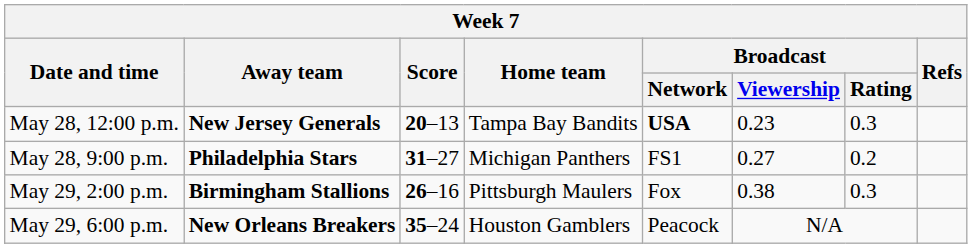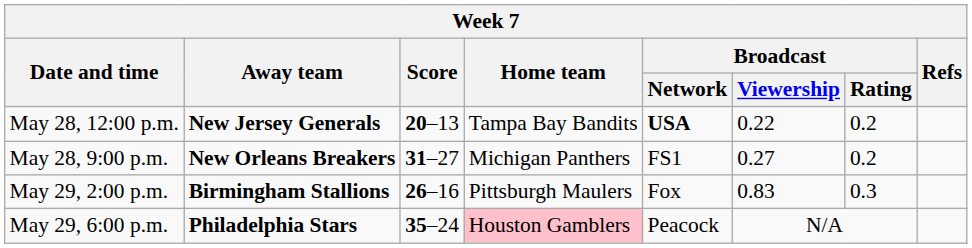(756, 123) 0.23 -> (756, 123) 0.22
(863, 123) 0.3 -> (863, 123) 0.2
(273, 157) Philadelphia Stars -> (292, 157) New Orleans Breakers
(756, 191) 0.38 -> (756, 191) 0.83
(292, 225) New Orleans Breakers -> (273, 225) Philadelphia Stars
(550, 225) no background -> (550, 225) pink background
